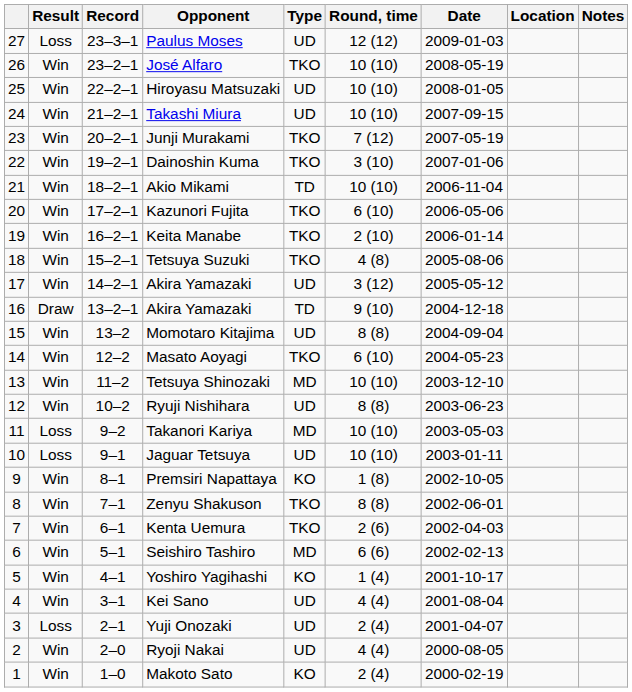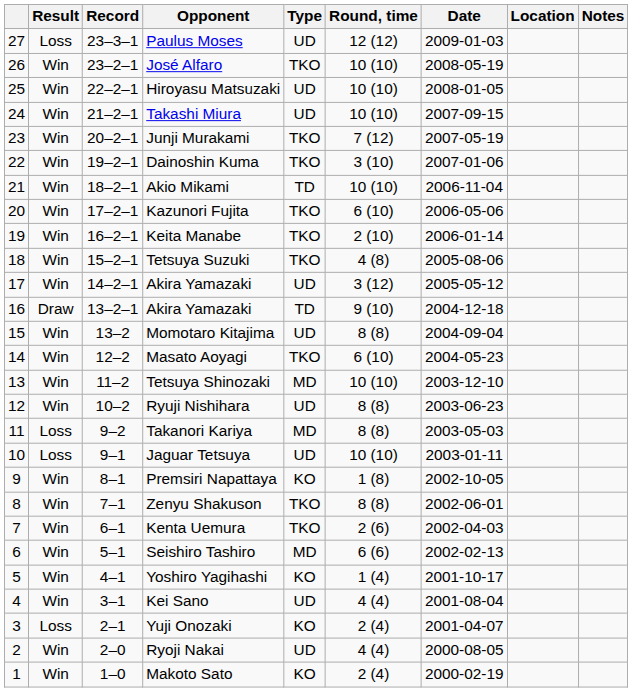(373, 430) 10 (10) -> (373, 430) 8 (8)
(305, 625) UD -> (305, 625) KO
